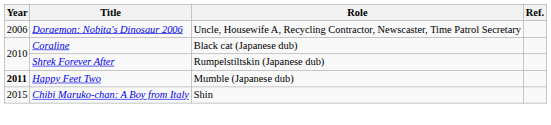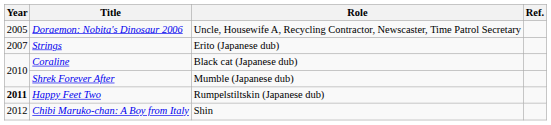(17, 29) 2006 -> (17, 29) 2005
+ row: (47, 45)
(259, 62) Rumpelstiltskin (Japanese dub) -> (244, 78) Mumble (Japanese dub)
(244, 78) Mumble (Japanese dub) -> (259, 95) Rumpelstiltskin (Japanese dub)
(17, 95) 2015 -> (17, 111) 2012
